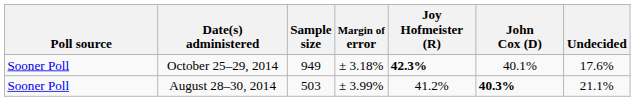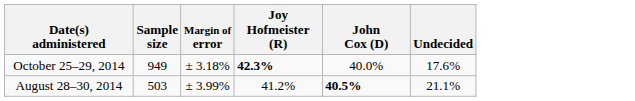- column: (81, 44)
(520, 65) 40.1% -> (366, 65) 40.0%
(497, 86) 40.3% -> (343, 86) 40.5%
